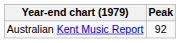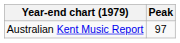(161, 29) 92 -> (161, 29) 97
